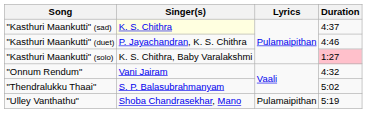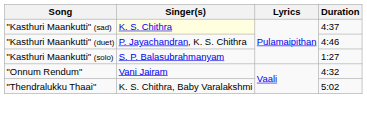(186, 57) K. S. Chithra, Baby Varalakshmi -> (171, 57) S. P. Balasubrahmanyam
(330, 57) pink background -> (330, 57) no background
(171, 87) S. P. Balasubrahmanyam -> (186, 87) K. S. Chithra, Baby Varalakshmi
- row: (43, 101)
